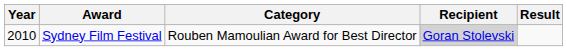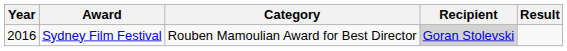(22, 35) 2010 -> (22, 35) 2016
